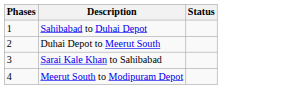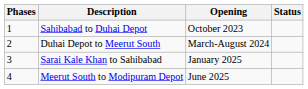+ column: (229, 12)
